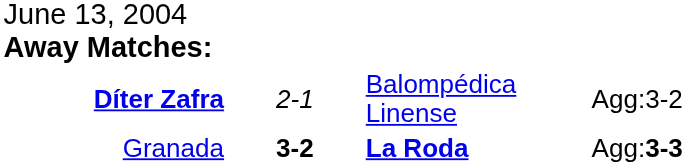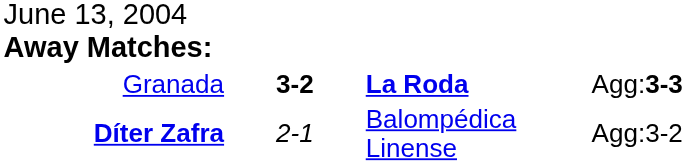rows swapped: (173, 147) <-> (159, 99)
